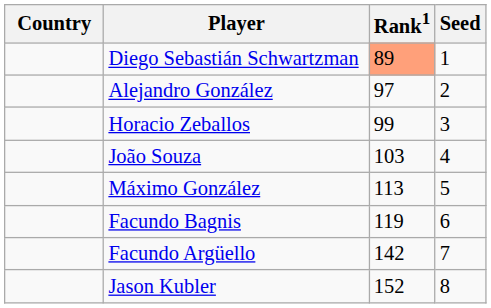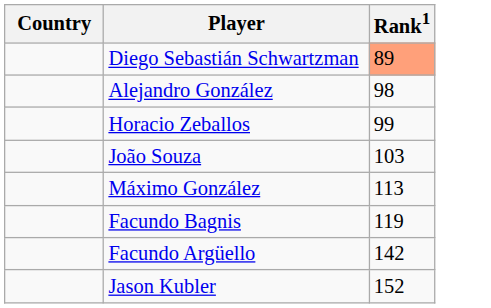- column: (460, 23)
(384, 91) 97 -> (384, 91) 98
